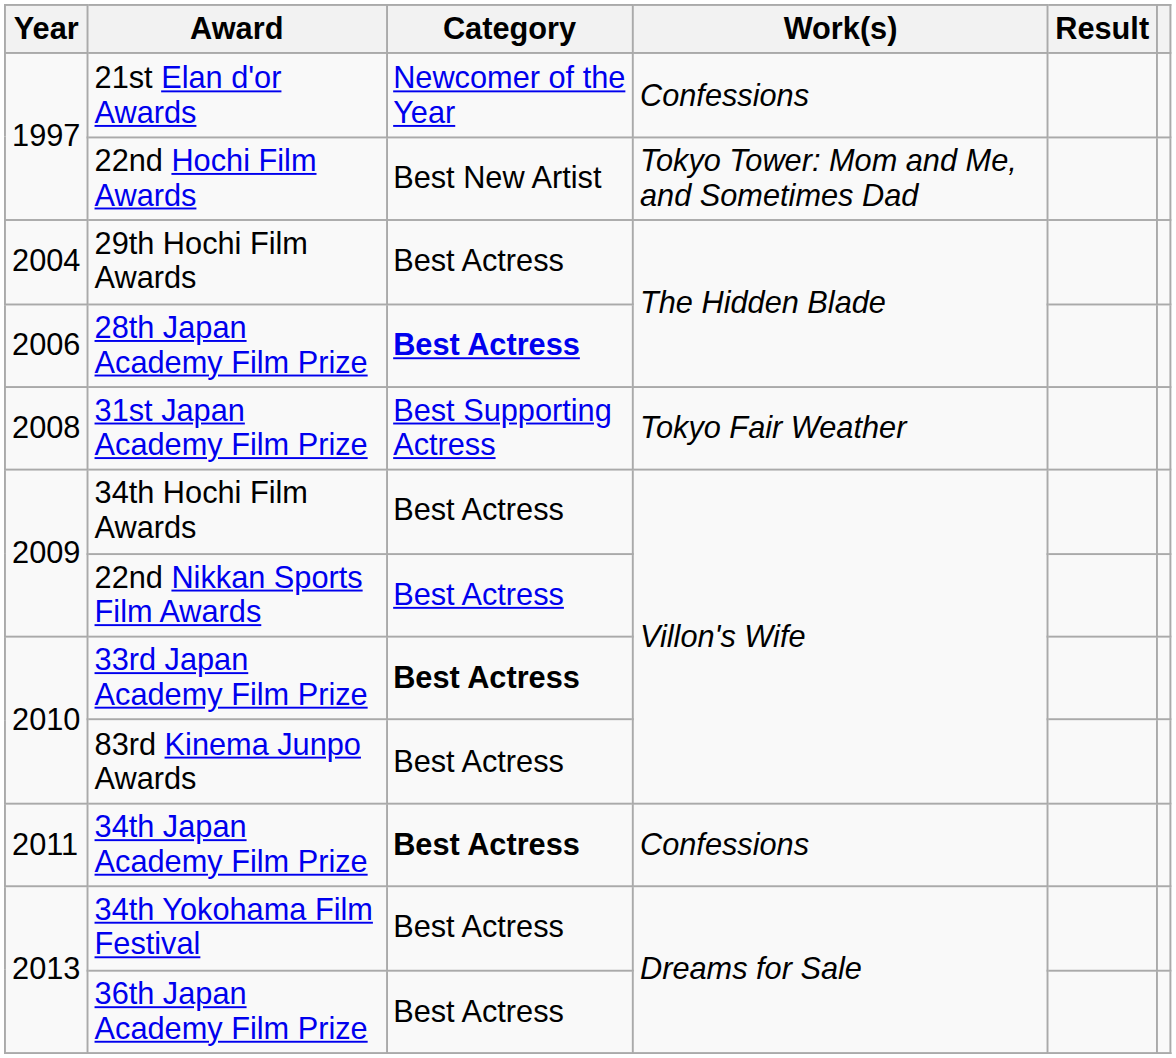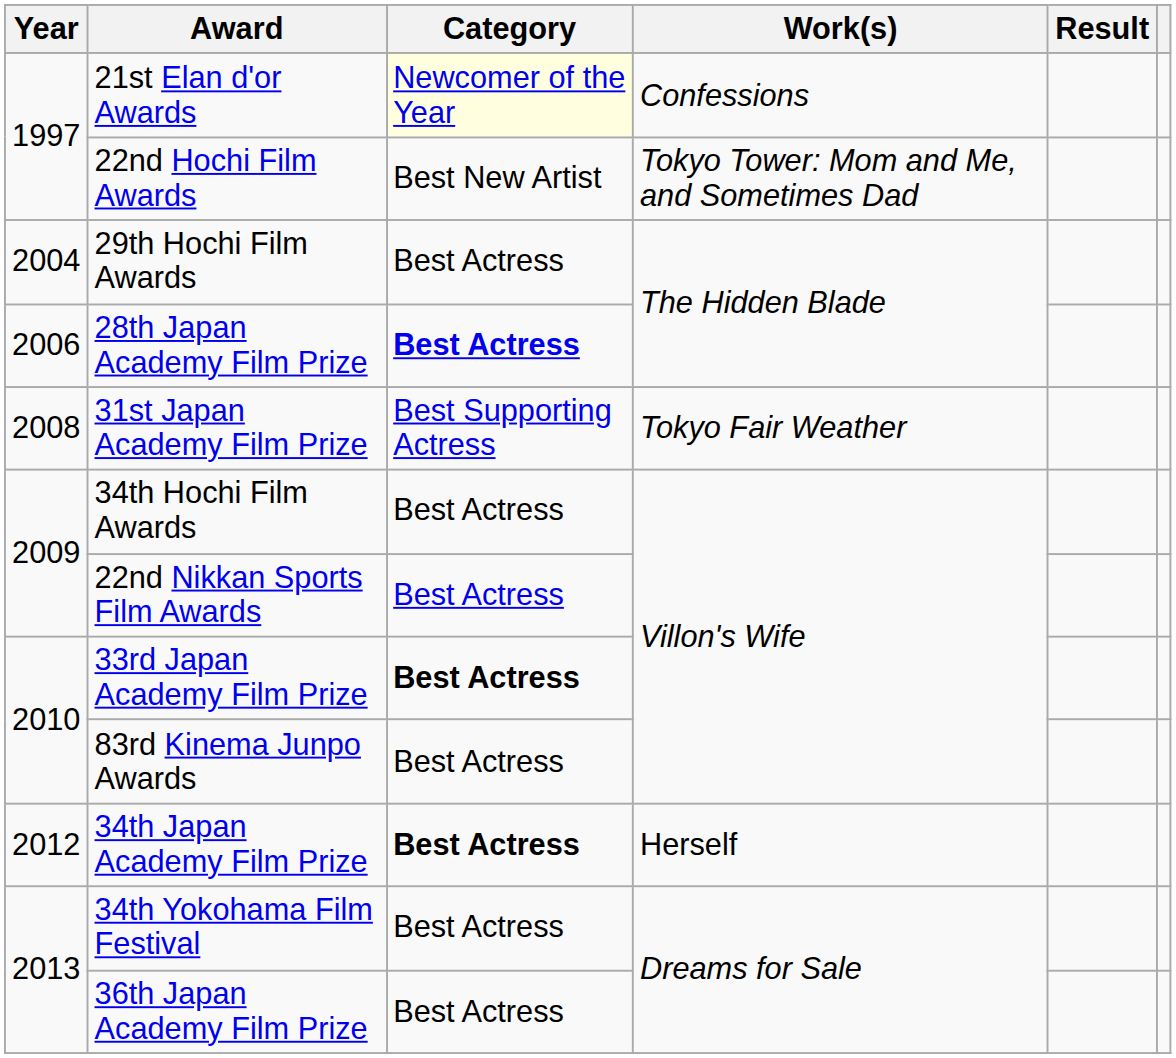(509, 94) no background -> (509, 94) lightyellow background
(45, 844) 2011 -> (46, 844) 2012
(725, 844) Confessions -> (689, 844) Herself
